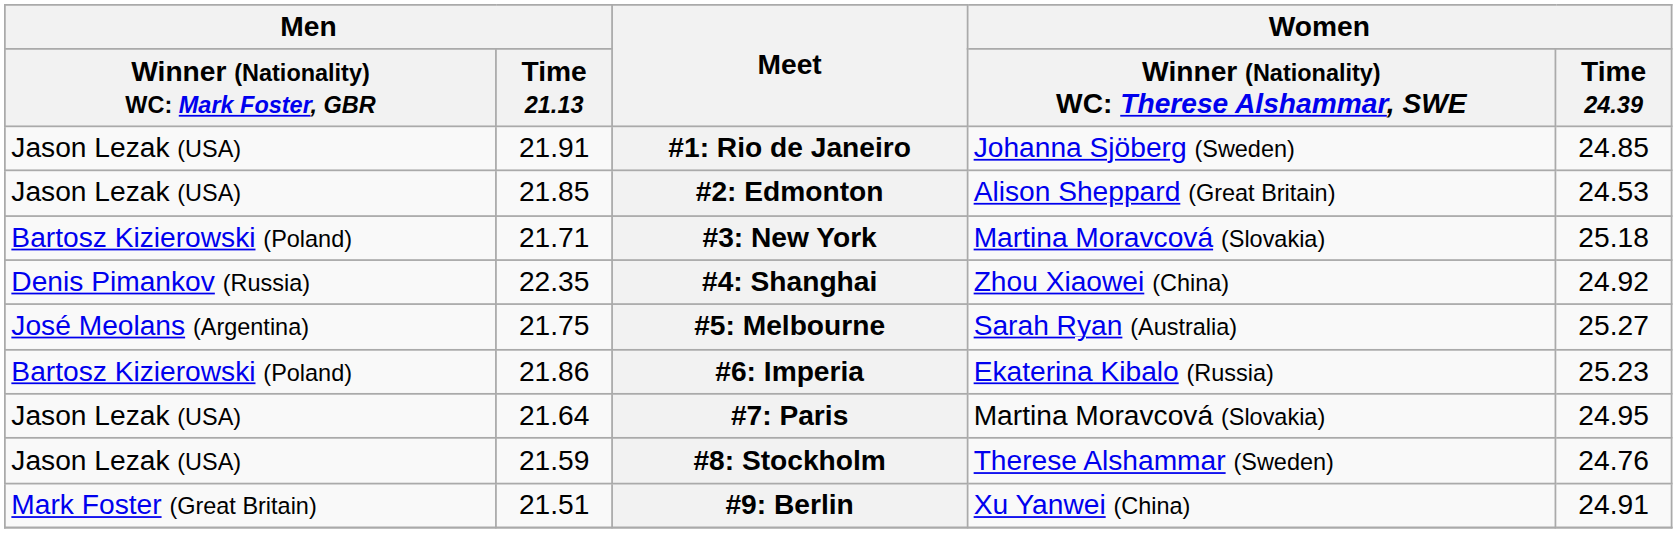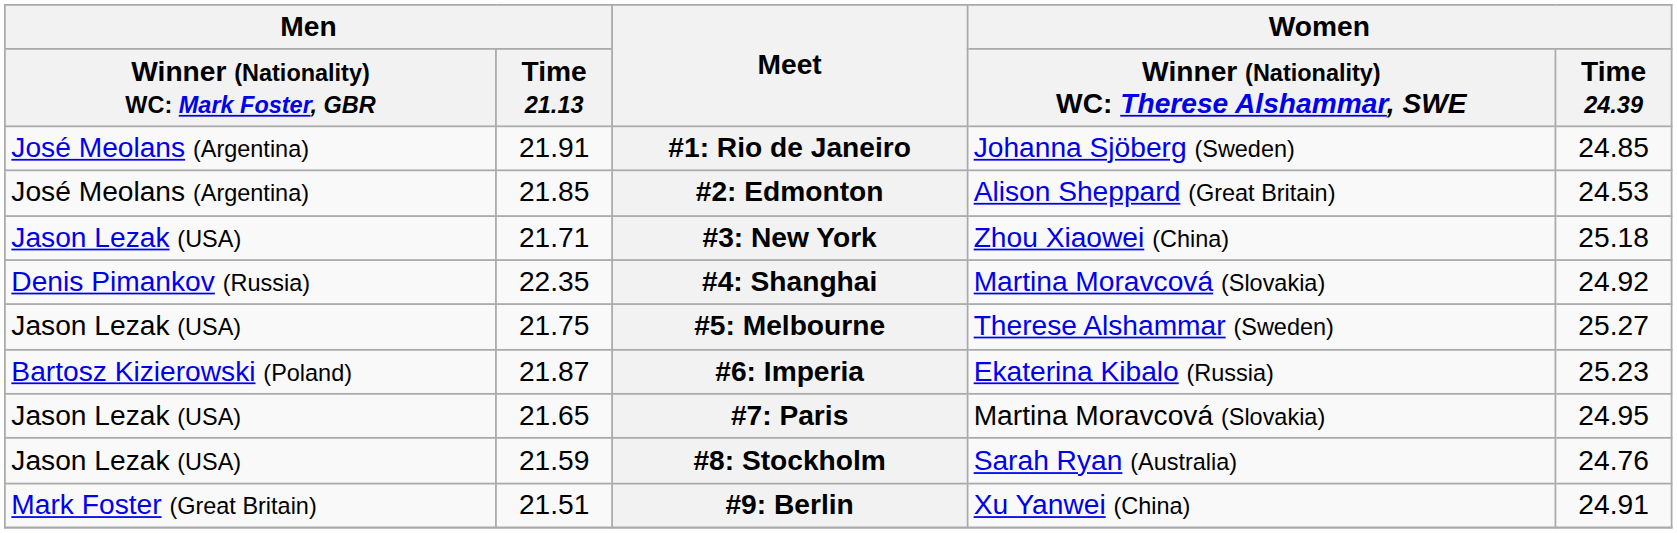(126, 147) Jason Lezak (USA) -> (160, 147) José Meolans (Argentina)
(126, 192) Jason Lezak (USA) -> (160, 192) José Meolans (Argentina)
(182, 237) Bartosz Kizierowski (Poland) -> (126, 237) Jason Lezak (USA)
(1149, 237) Martina Moravcová (Slovakia) -> (1101, 237) Zhou Xiaowei (China)
(1101, 281) Zhou Xiaowei (China) -> (1149, 281) Martina Moravcová (Slovakia)
(160, 326) José Meolans (Argentina) -> (126, 326) Jason Lezak (USA)
(1105, 326) Sarah Ryan (Australia) -> (1154, 326) Therese Alshammar (Sweden)
(554, 371) 21.86 -> (554, 371) 21.87
(554, 415) 21.64 -> (554, 415) 21.65
(1154, 460) Therese Alshammar (Sweden) -> (1105, 460) Sarah Ryan (Australia)
